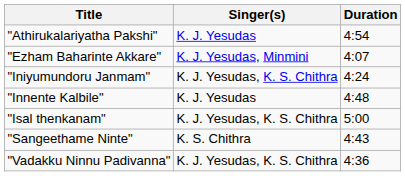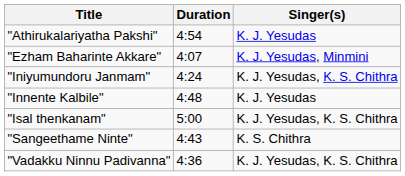columns swapped: (257, 14) <-> (371, 14)
